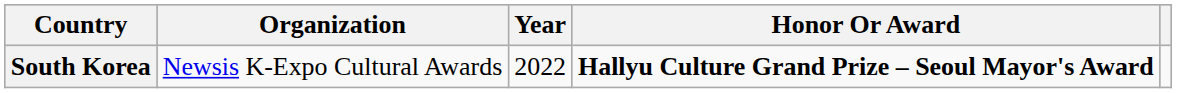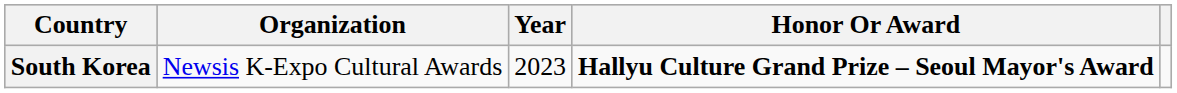(540, 66) 2022 -> (540, 66) 2023
